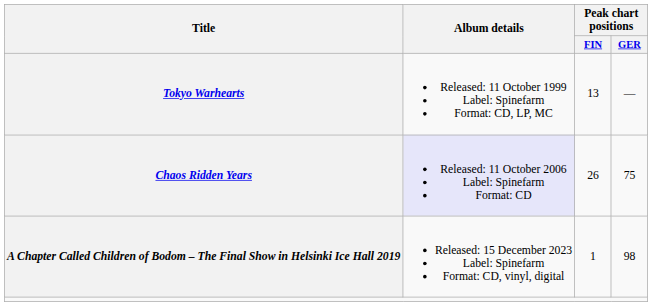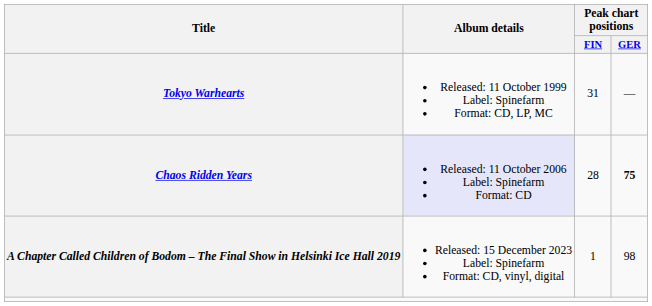(593, 94) 13 -> (593, 94) 31
(593, 175) 26 -> (593, 175) 28
(629, 175) normal -> (629, 175) bold
